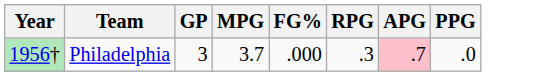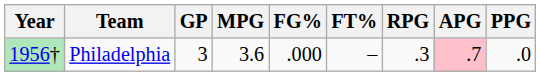+ column: (354, 21)
(252, 54) 3.7 -> (252, 54) 3.6
